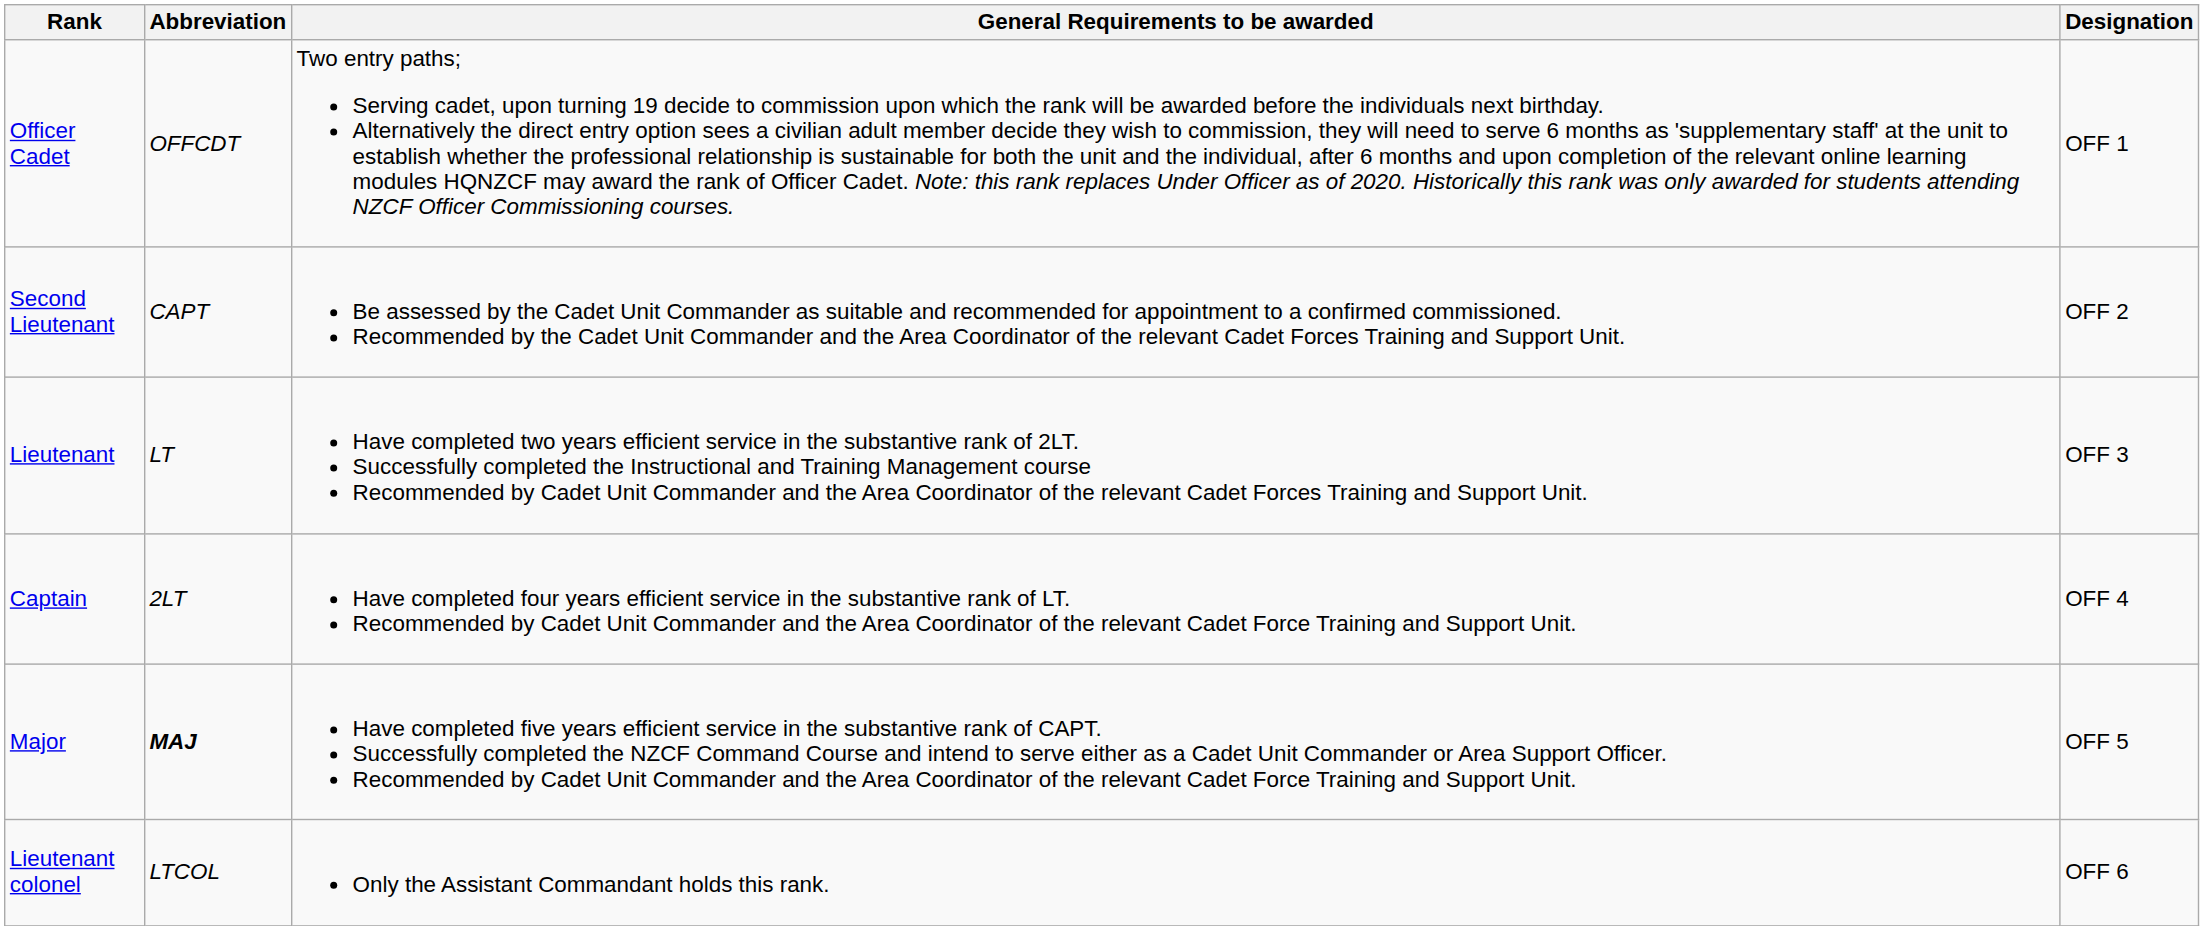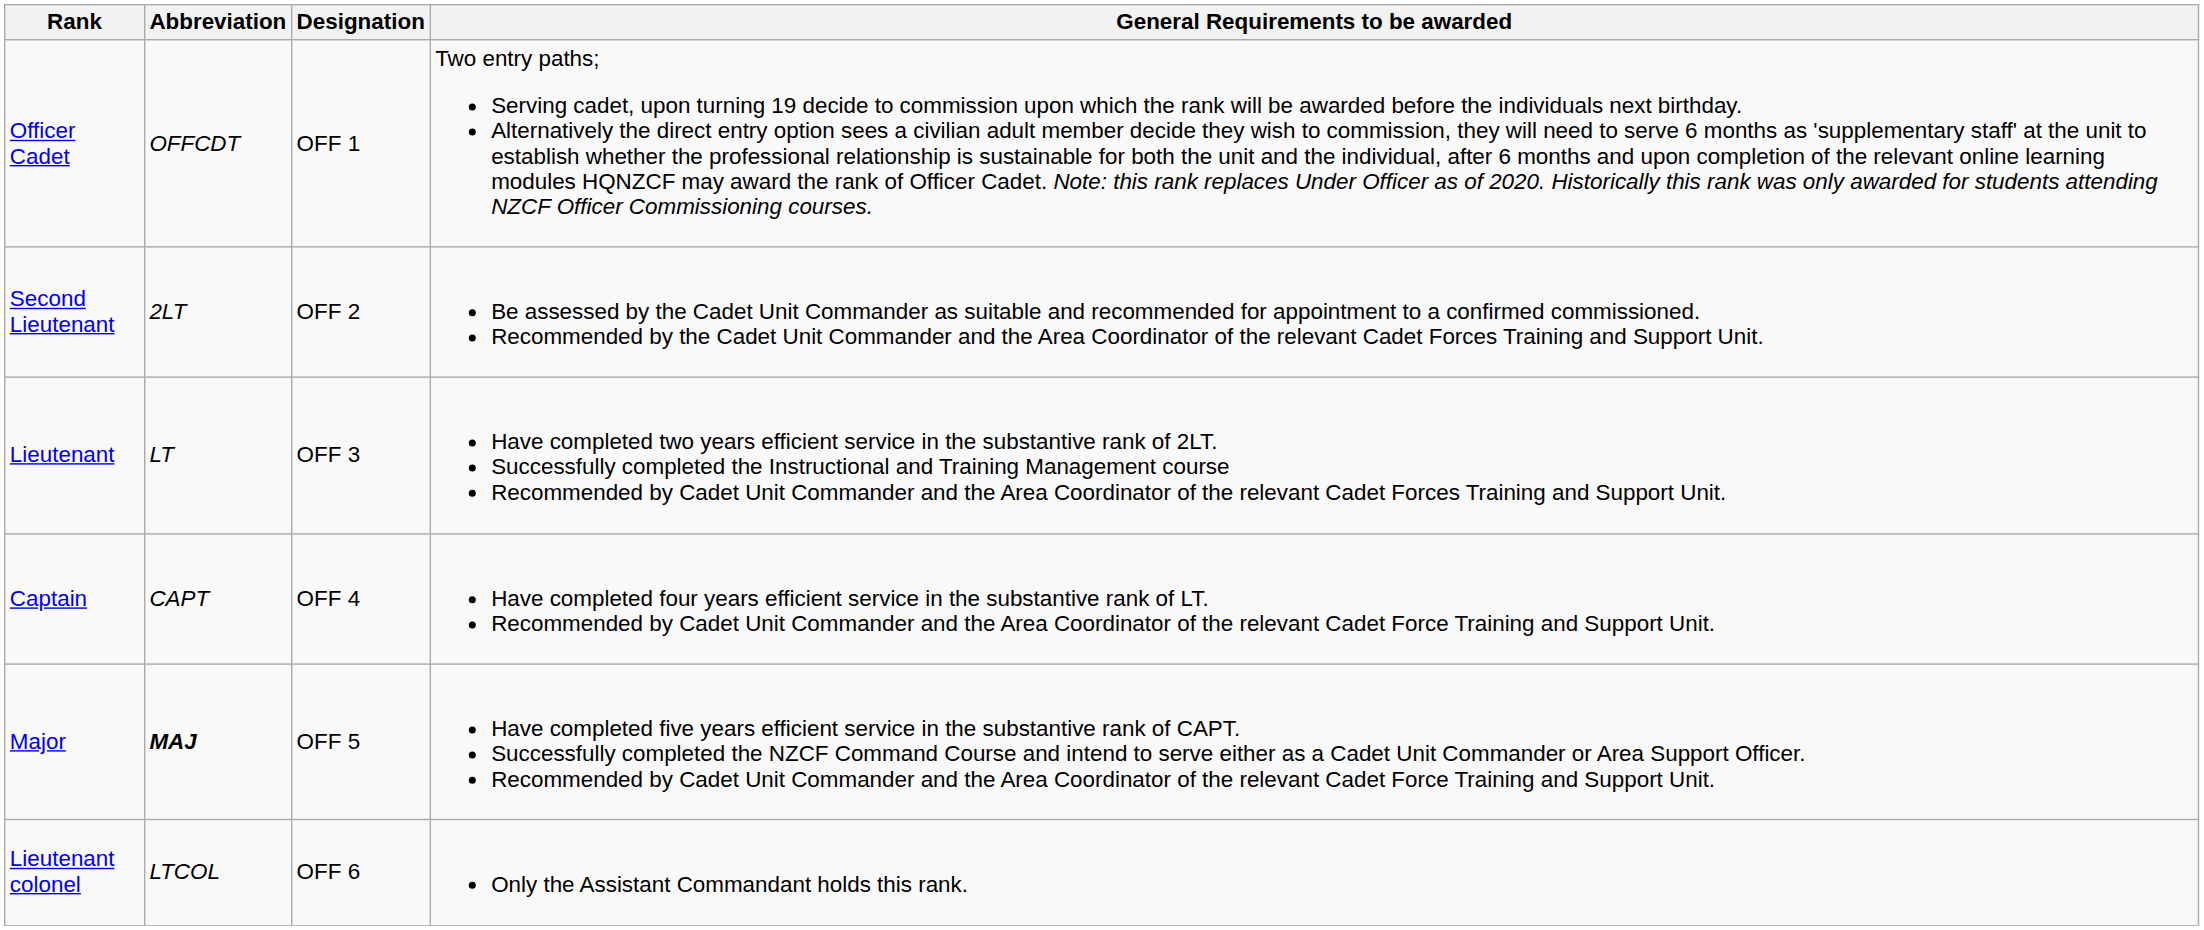columns swapped: (1176, 22) <-> (2129, 22)
(179, 311) CAPT -> (168, 311) 2LT
(168, 598) 2LT -> (179, 598) CAPT
